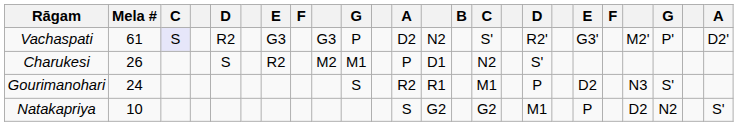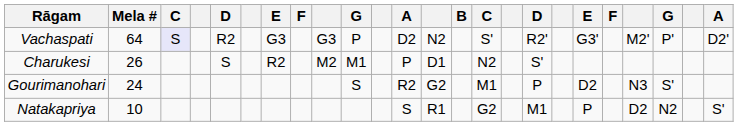(135, 39) 61 -> (135, 39) 64
(436, 86) R1 -> (436, 86) G2
(436, 109) G2 -> (436, 109) R1
